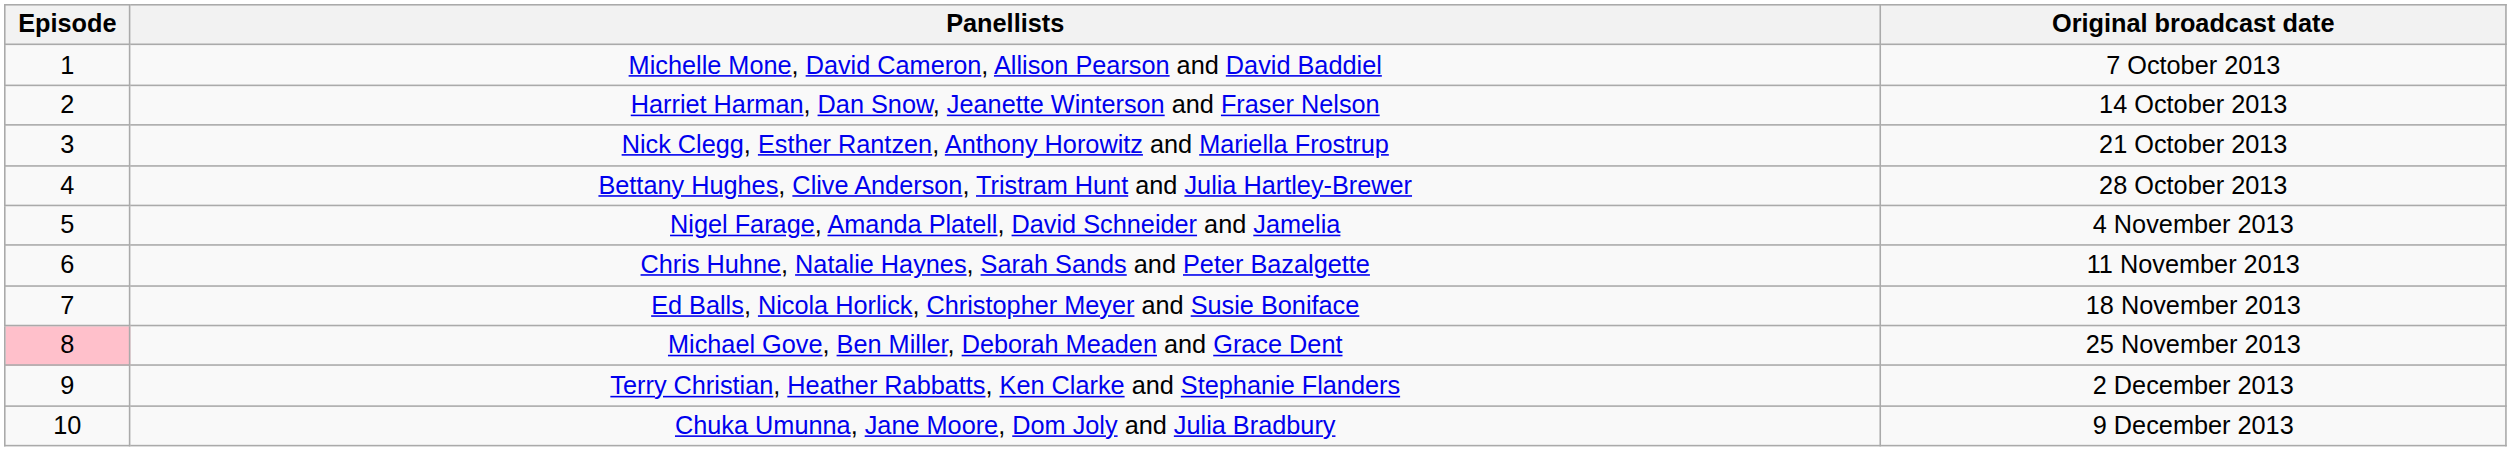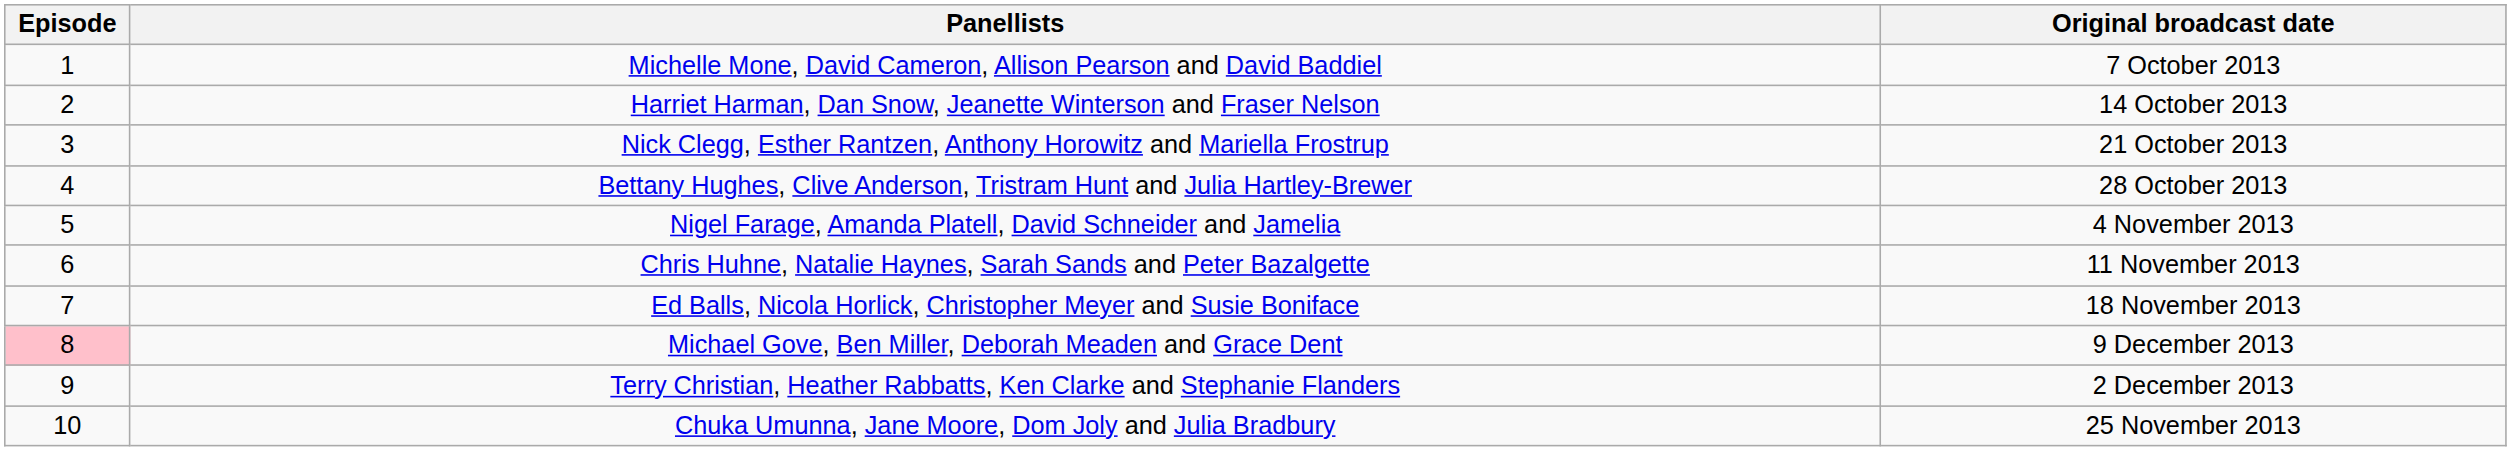(2193, 345) 25 November 2013 -> (2193, 345) 9 December 2013
(2193, 425) 9 December 2013 -> (2193, 425) 25 November 2013
